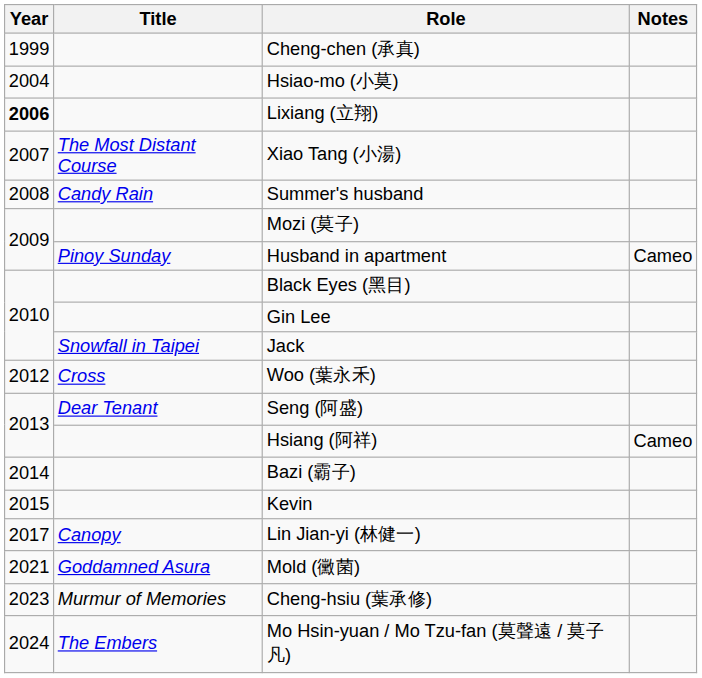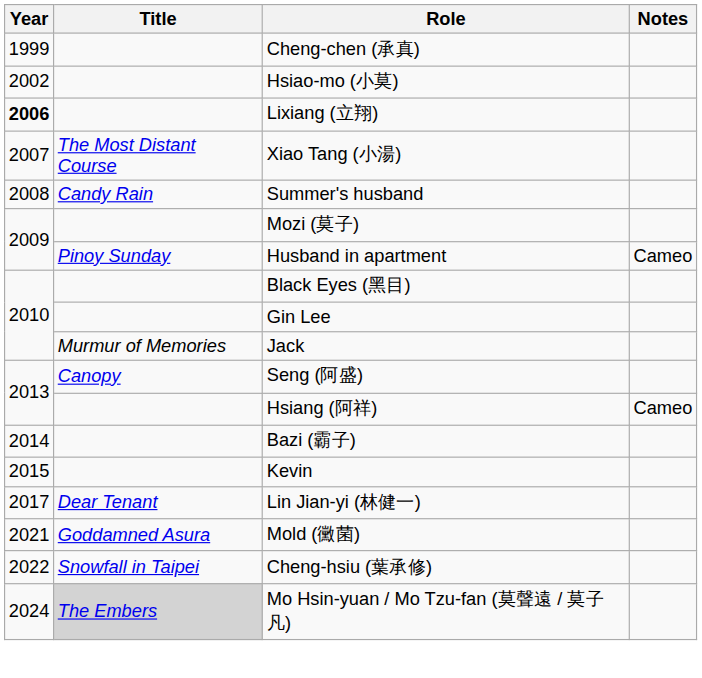(29, 81) 2004 -> (29, 81) 2002
(128, 345) Snowfall in Taipei -> (142, 345) Murmur of Memories
- row: (321, 375)
(108, 408) Dear Tenant -> (89, 376) Canopy
(89, 534) Canopy -> (108, 502) Dear Tenant
(29, 599) 2023 -> (29, 567) 2022
(142, 599) Murmur of Memories -> (128, 567) Snowfall in Taipei
(107, 643) no background -> (107, 611) lightgrey background
